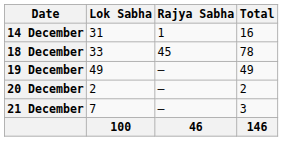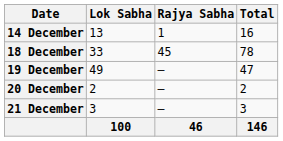(96, 33) 31 -> (96, 33) 13
(247, 70) 49 -> (247, 70) 47
(93, 108) 7 -> (93, 108) 3
